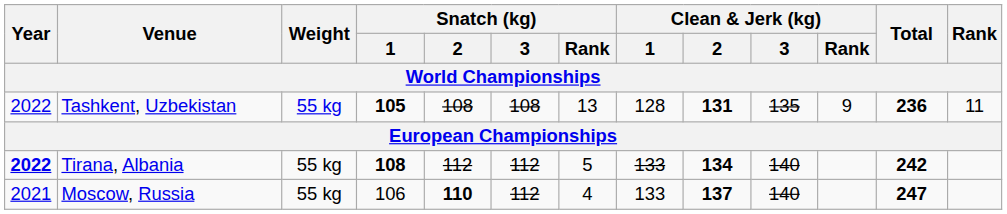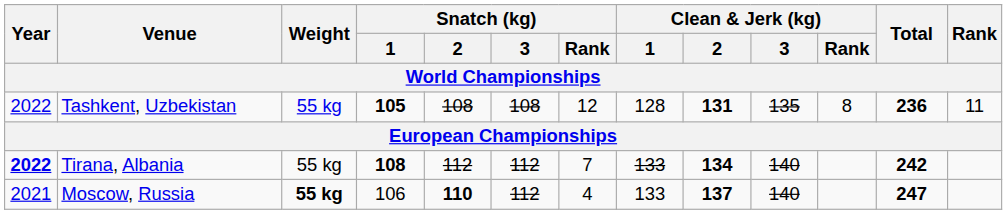(587, 106) 13 -> (587, 106) 12
(847, 106) 9 -> (847, 106) 8
(587, 164) 5 -> (587, 164) 7
(319, 194) normal -> (319, 194) bold
